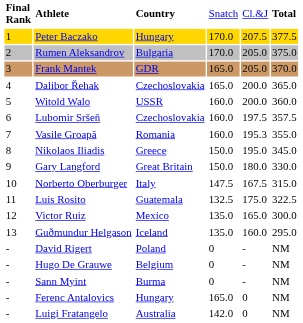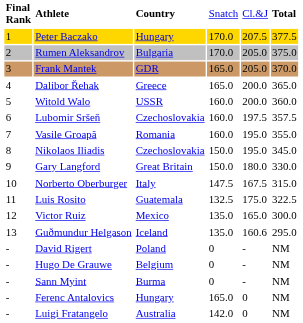(170, 85) Czechoslovakia -> (151, 85) Greece
(255, 134) 195.3 -> (255, 134) 195.0
(151, 150) Greece -> (170, 150) Czechoslovakia
(255, 232) 160.0 -> (255, 232) 160.6
